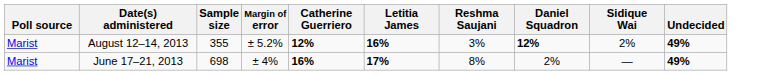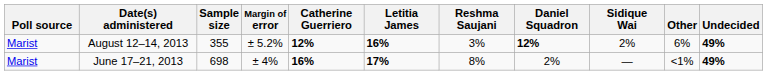+ column: (682, 25)
